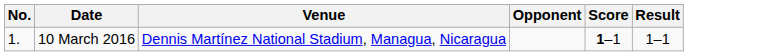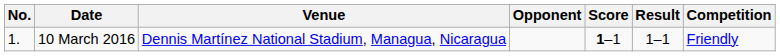+ column: (729, 16)
